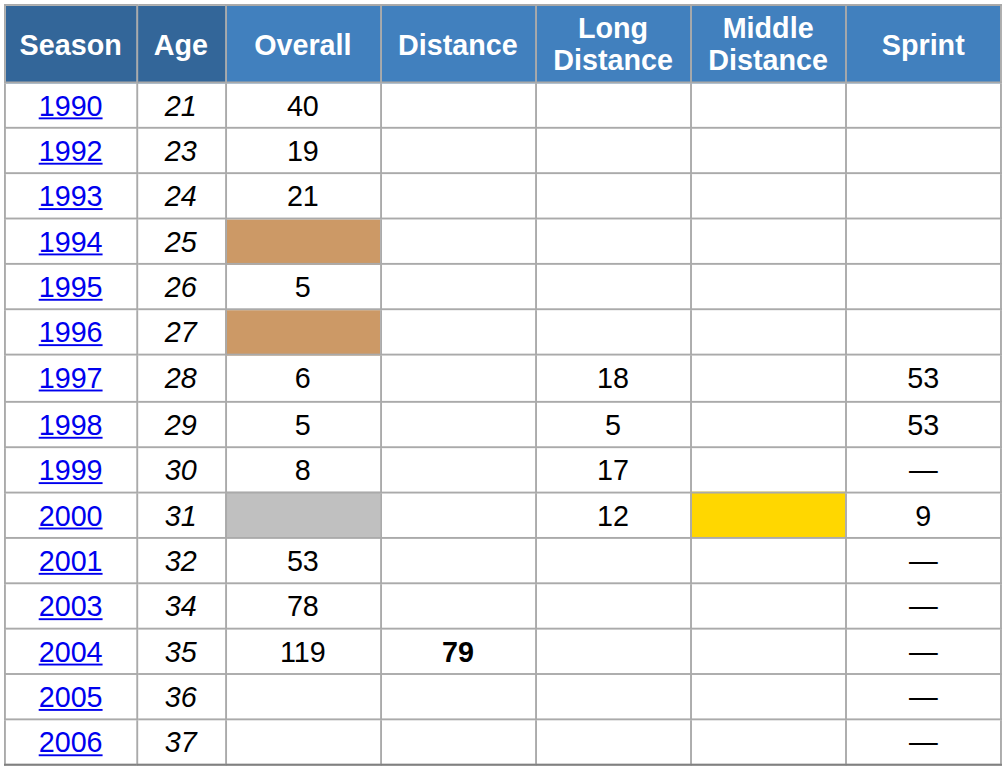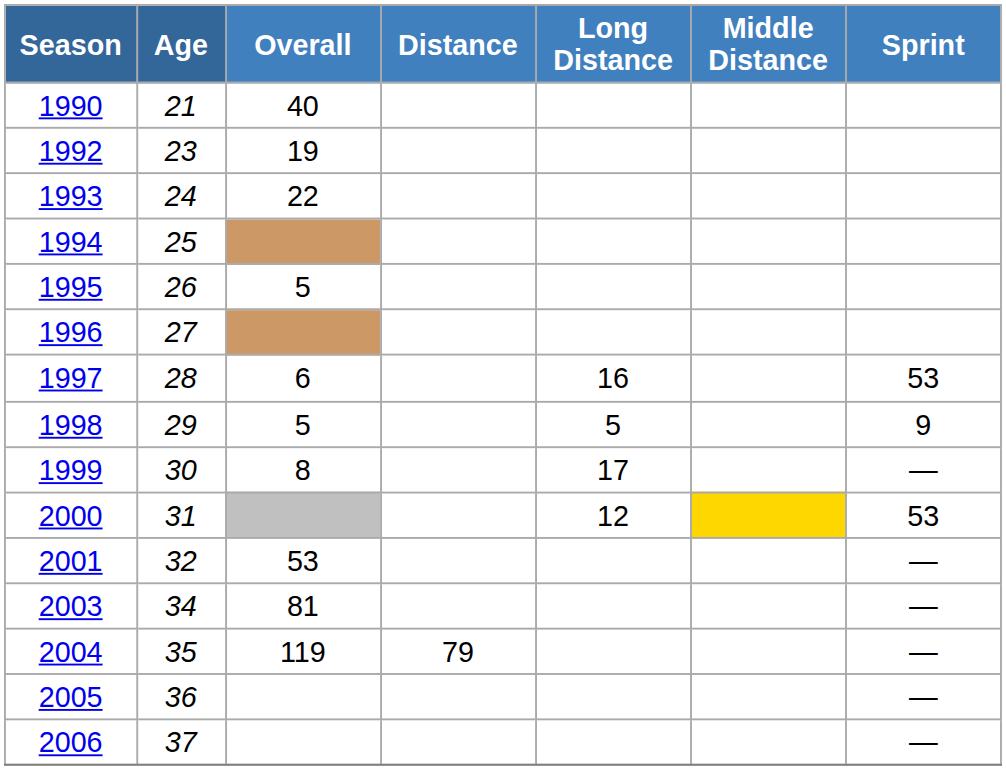(303, 196) 21 -> (303, 196) 22
(613, 378) 18 -> (613, 378) 16
(923, 424) 53 -> (923, 424) 9
(923, 515) 9 -> (923, 515) 53
(303, 606) 78 -> (303, 606) 81
(458, 651) bold -> (458, 651) normal
